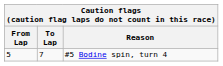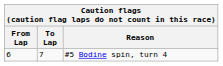(9, 55) 5 -> (9, 55) 6
